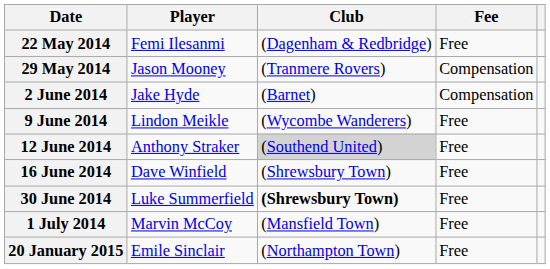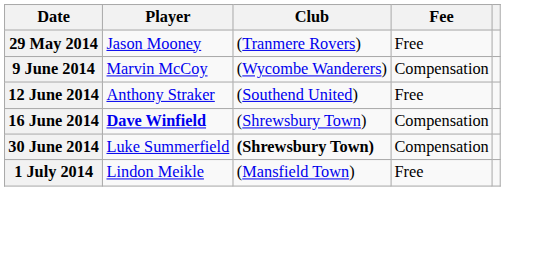- row: (66, 43)
(486, 69) Compensation -> (409, 43) Free
- row: (66, 95)
(180, 120) Lindon Meikle -> (157, 69) Marvin McCoy
(454, 120) Free -> (442, 69) Compensation
(322, 146) lightgrey background -> (297, 95) no background
(179, 172) normal -> (156, 120) bold
(454, 172) Free -> (442, 120) Compensation
(454, 198) Free -> (442, 146) Compensation
(182, 224) Marvin McCoy -> (155, 172) Lindon Meikle
- row: (66, 250)
